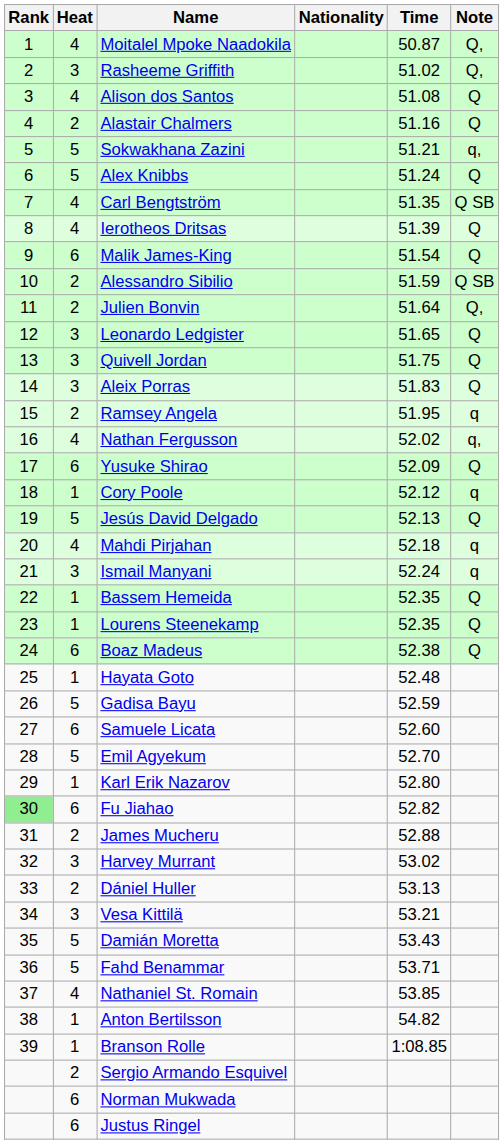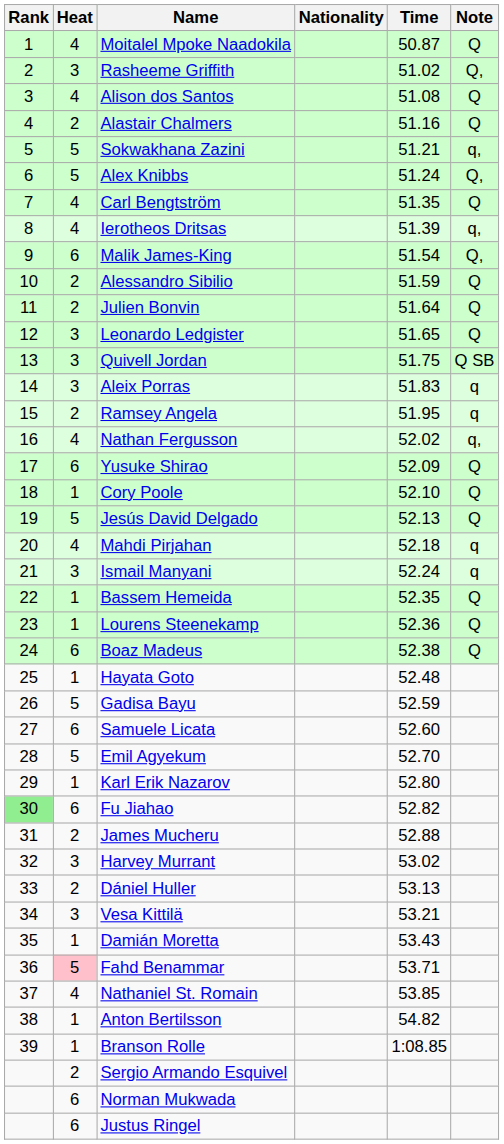(474, 44) Q, -> (474, 44) Q
(474, 176) Q -> (474, 176) Q,
(474, 202) Q SB -> (474, 202) Q
(474, 228) Q -> (474, 228) q,
(474, 255) Q -> (474, 255) Q,
(474, 281) Q SB -> (474, 281) Q
(474, 307) Q, -> (474, 307) Q
(474, 360) Q -> (474, 360) Q SB
(474, 387) Q -> (474, 387) q
(419, 492) 52.12 -> (419, 492) 52.10
(474, 492) q -> (474, 492) Q
(419, 624) 52.35 -> (419, 624) 52.36
(75, 941) 5 -> (75, 941) 1
(75, 967) no background -> (75, 967) pink background
